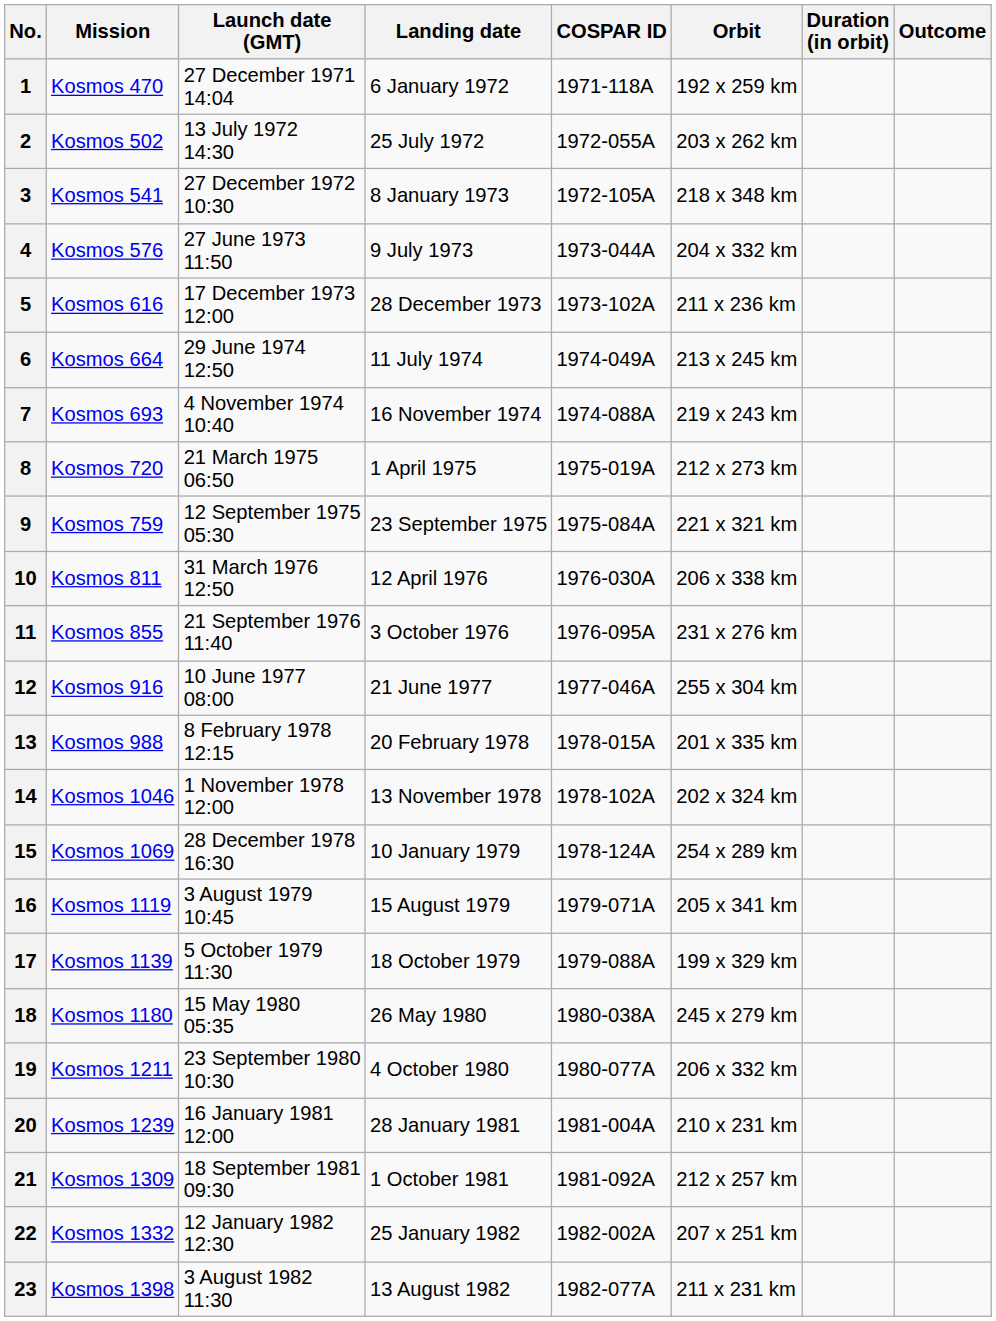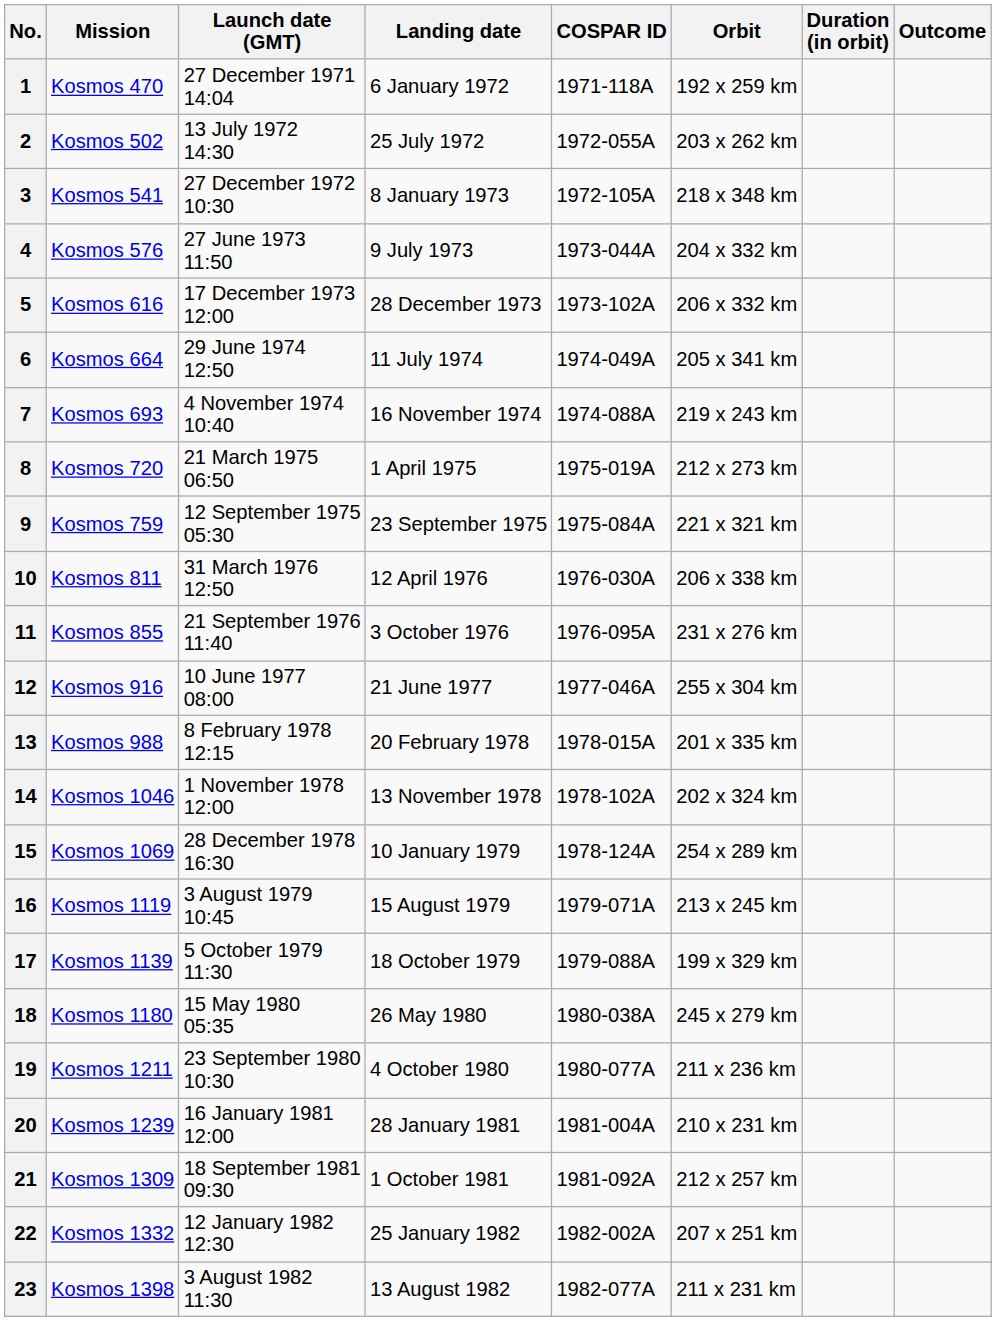(736, 305) 211 x 236 km -> (737, 305) 206 x 332 km
(737, 359) 213 x 245 km -> (737, 359) 205 x 341 km
(737, 906) 205 x 341 km -> (737, 906) 213 x 245 km
(737, 1070) 206 x 332 km -> (736, 1070) 211 x 236 km
